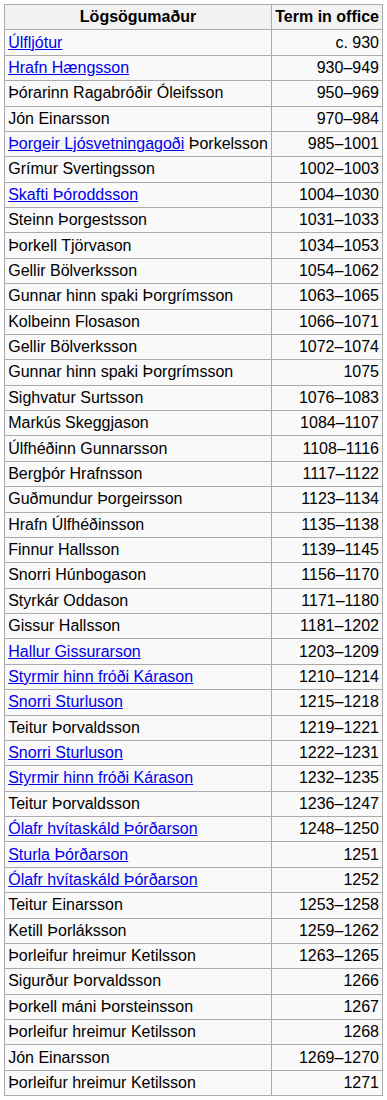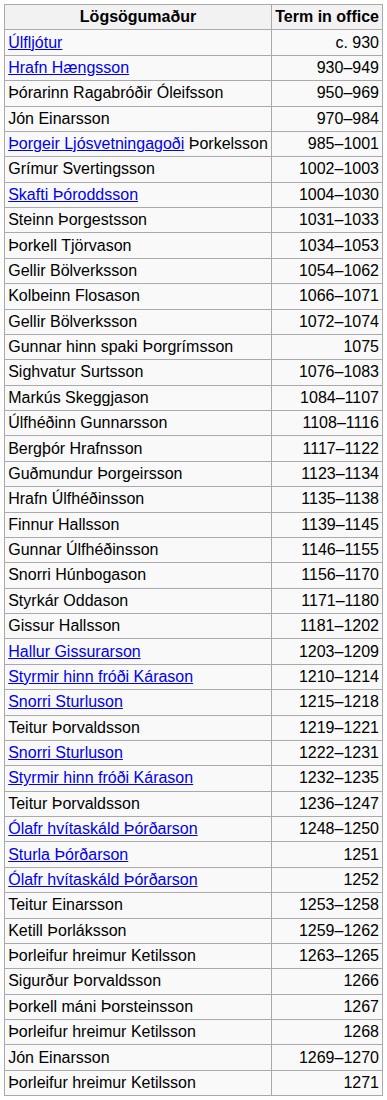- row: (339, 296)
+ row: (340, 550)
